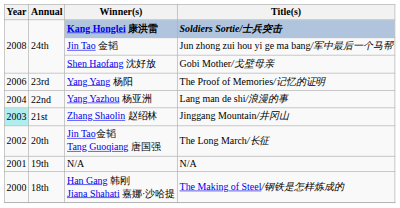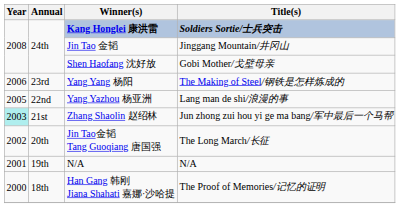(286, 46) Jun zhong zui hou yi ge ma bang/军中最后一个马帮 -> (234, 46) Jinggang Mountain/井冈山
(252, 81) The Proof of Memories/记忆的证明 -> (262, 81) The Making of Steel/钢铁是怎样炼成的
(17, 99) 2004 -> (17, 99) 2005
(234, 116) Jinggang Mountain/井冈山 -> (286, 116) Jun zhong zui hou yi ge ma bang/军中最后一个马帮
(262, 187) The Making of Steel/钢铁是怎样炼成的 -> (252, 187) The Proof of Memories/记忆的证明
